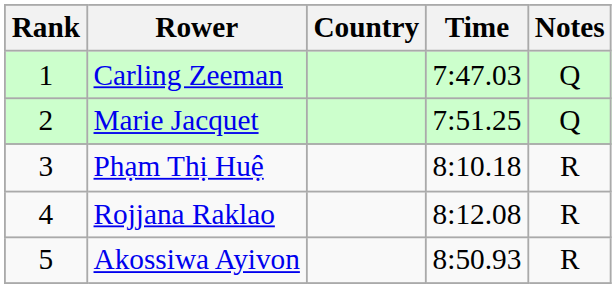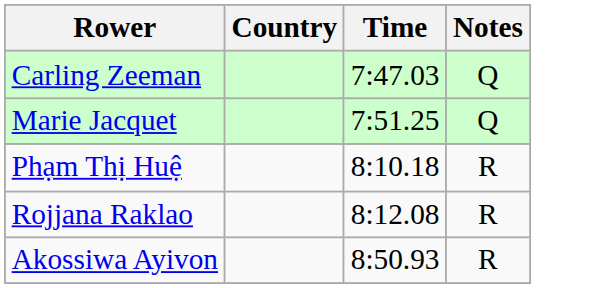- column: (46, 27)
